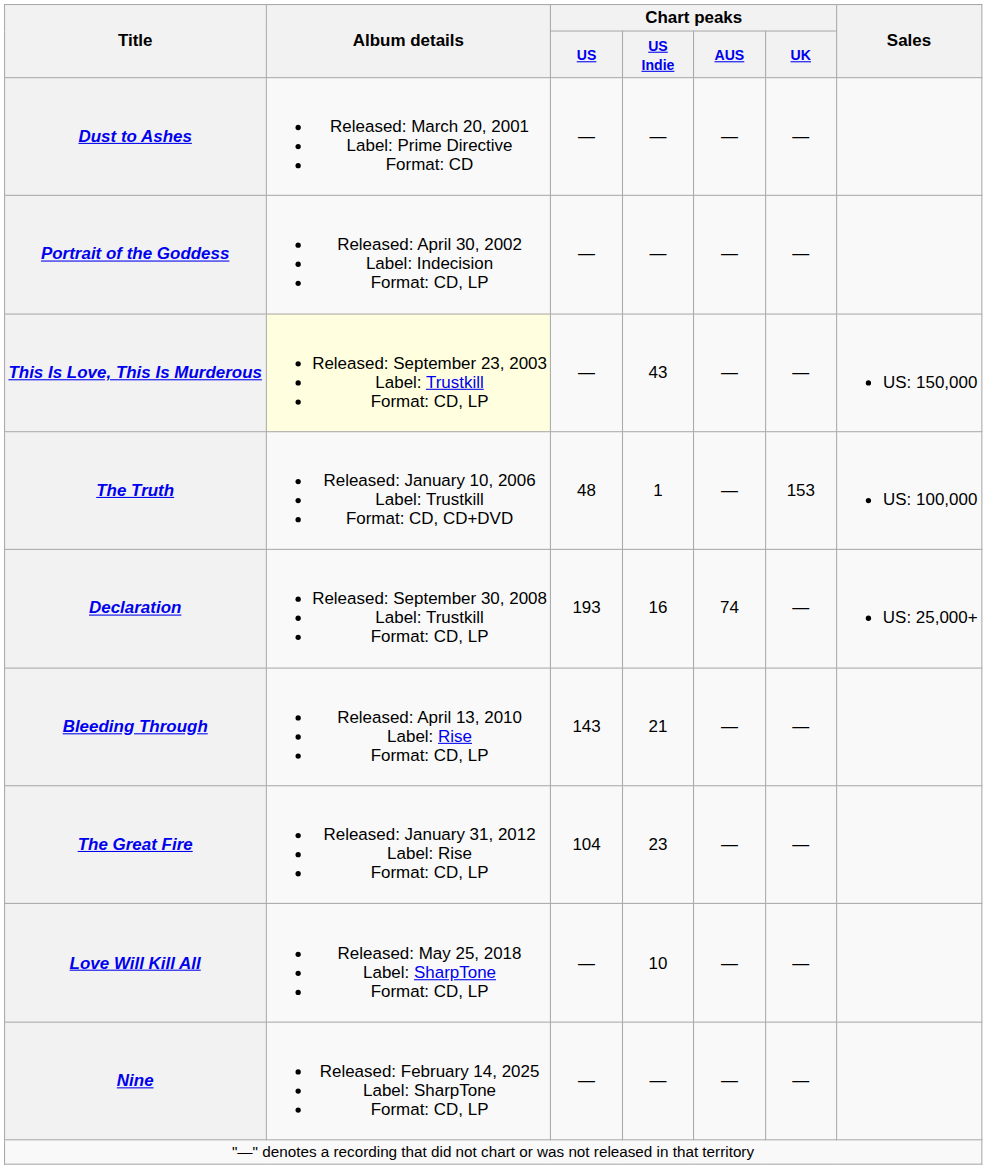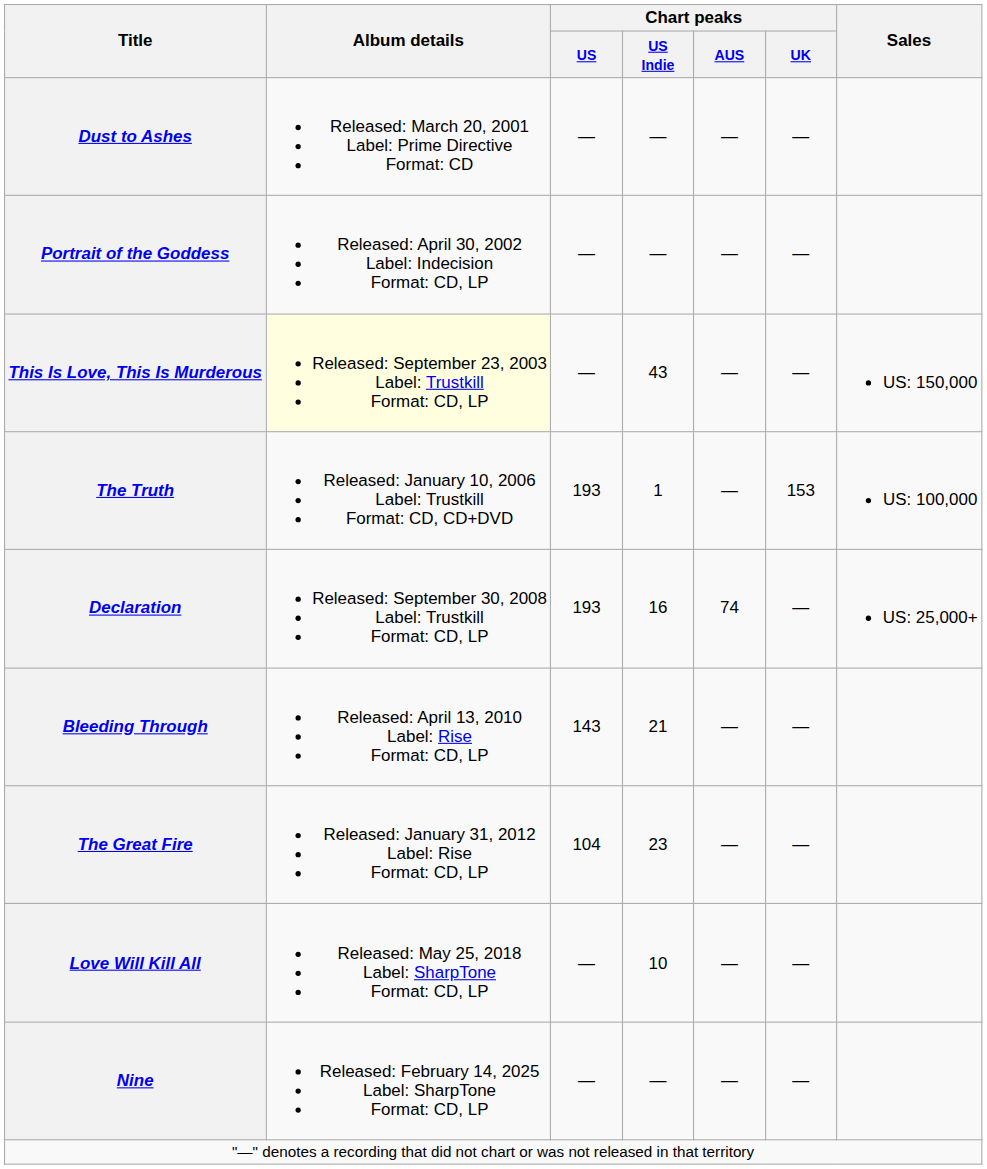(587, 490) 48 -> (587, 490) 193
